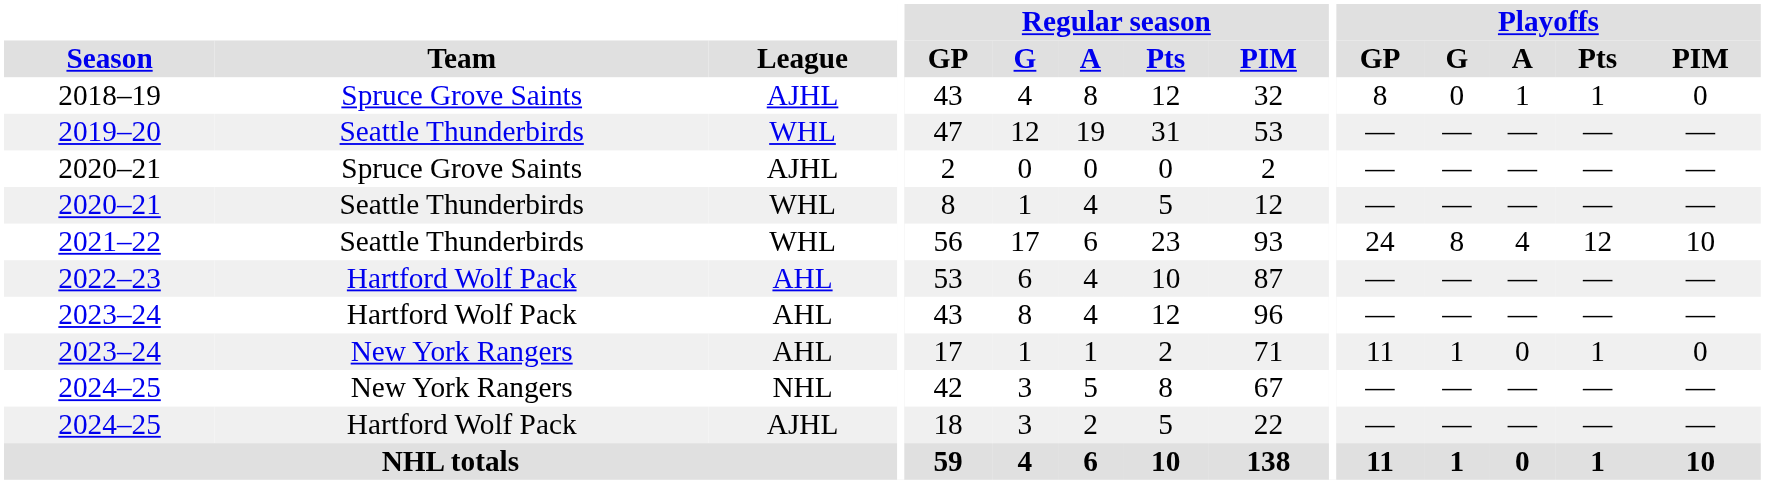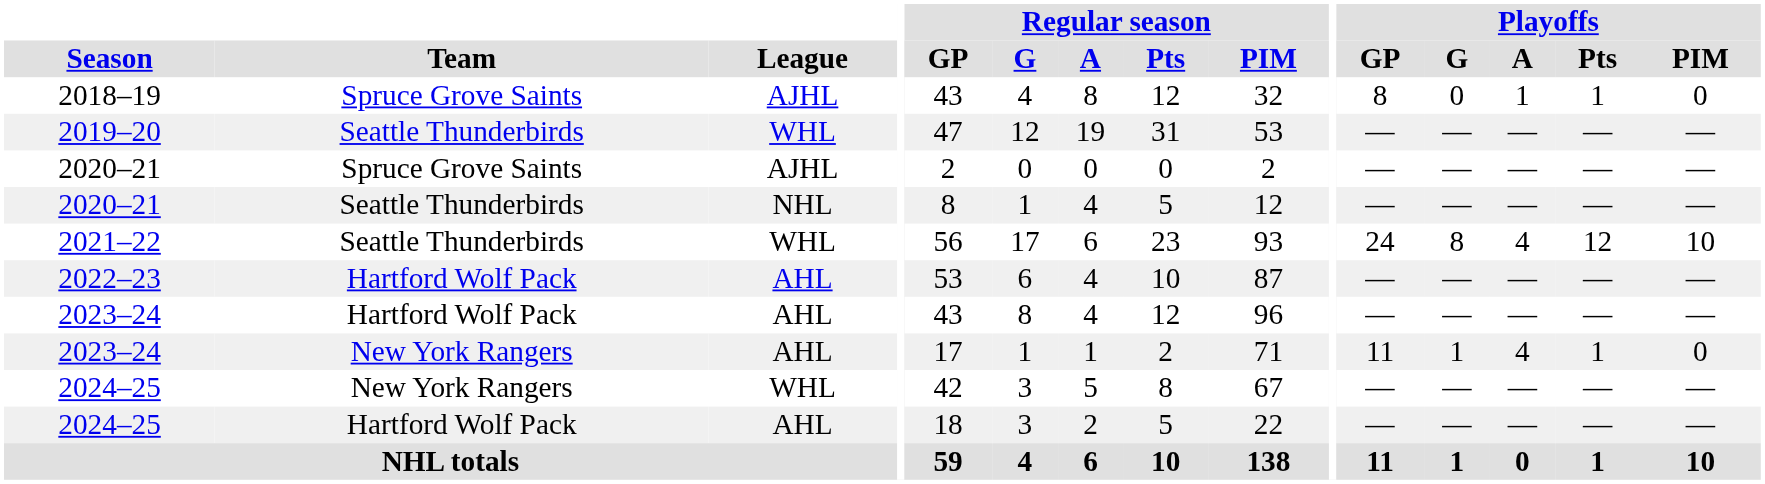(803, 204) WHL -> (803, 204) NHL
(1522, 351) 0 -> (1522, 351) 4
(803, 387) NHL -> (803, 387) WHL
(803, 424) AJHL -> (803, 424) AHL
